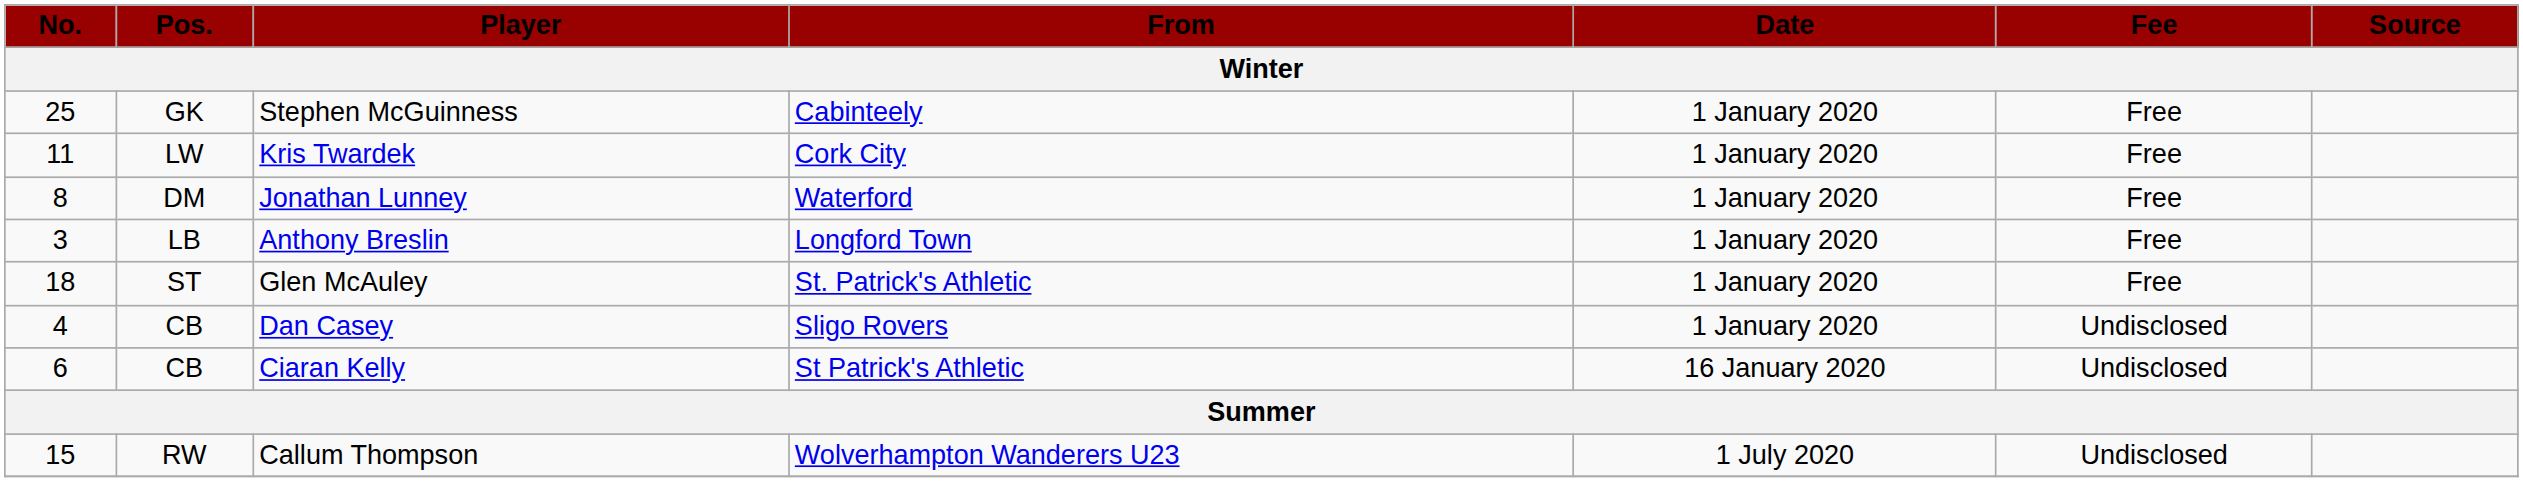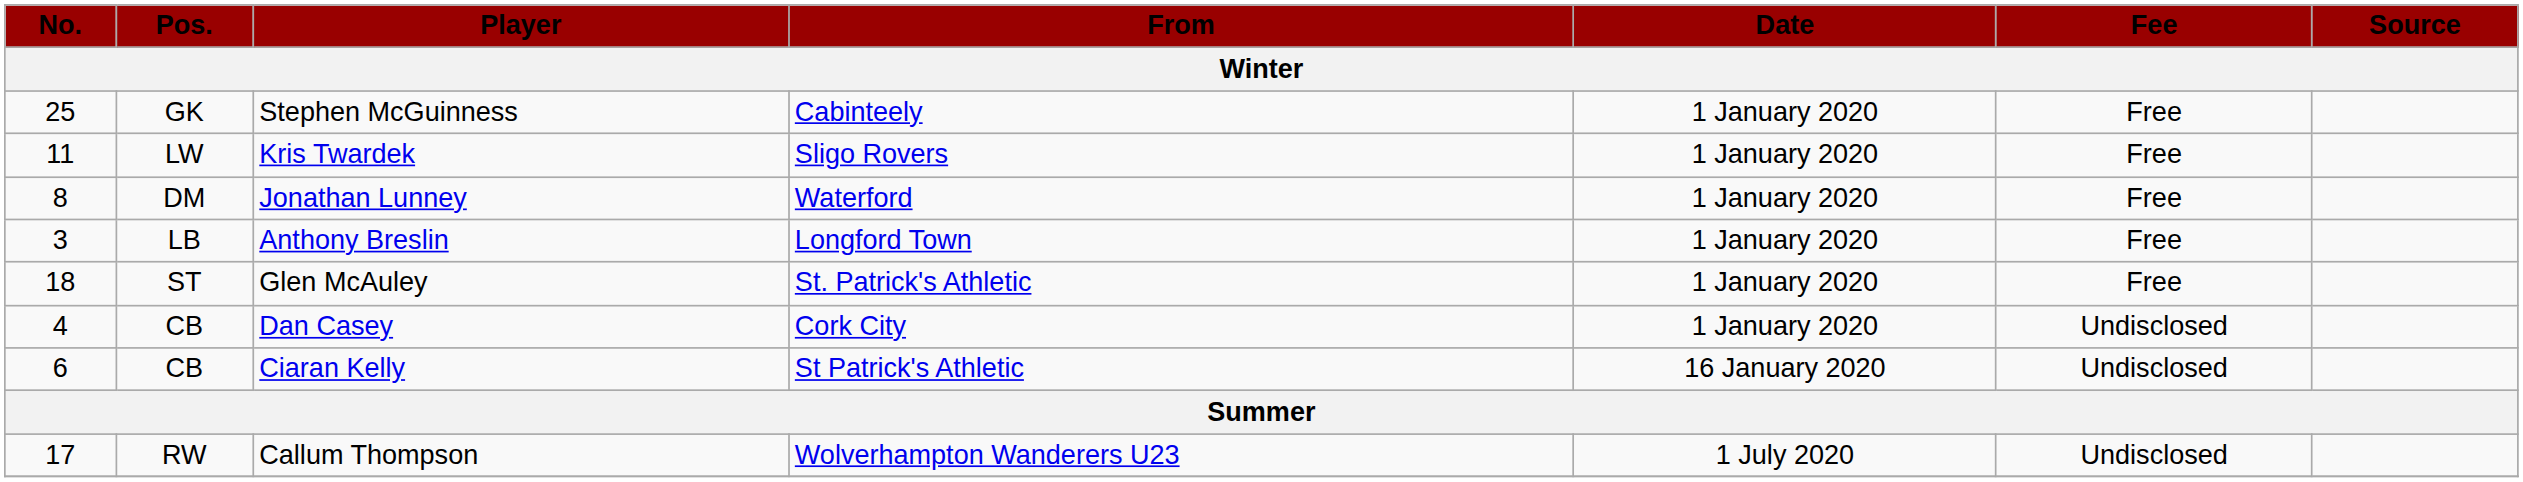(850, 154) Cork City -> (871, 154) Sligo Rovers
(871, 326) Sligo Rovers -> (850, 326) Cork City
(60, 454) 15 -> (60, 454) 17
